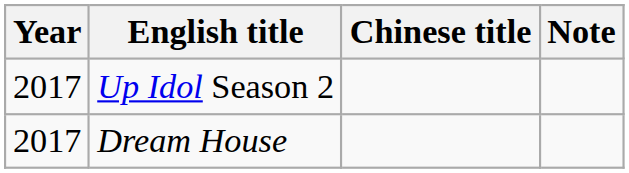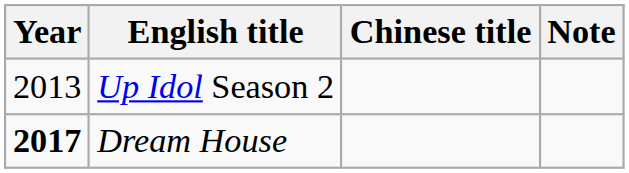(47, 85) 2017 -> (47, 85) 2013
(47, 140) normal -> (47, 140) bold
